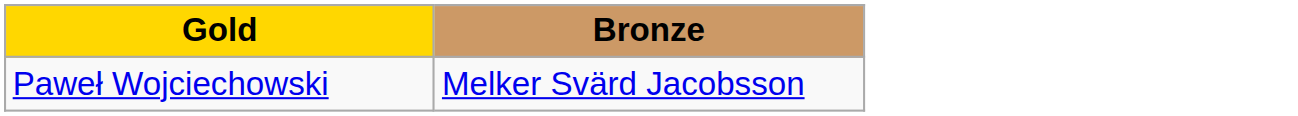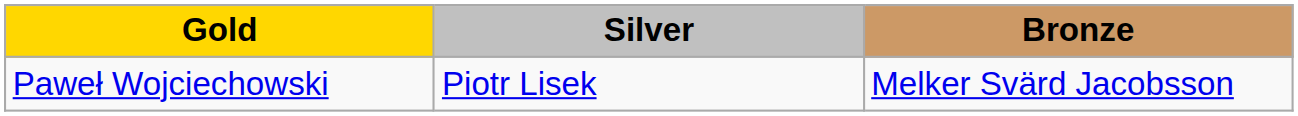+ column: (649, 30)
